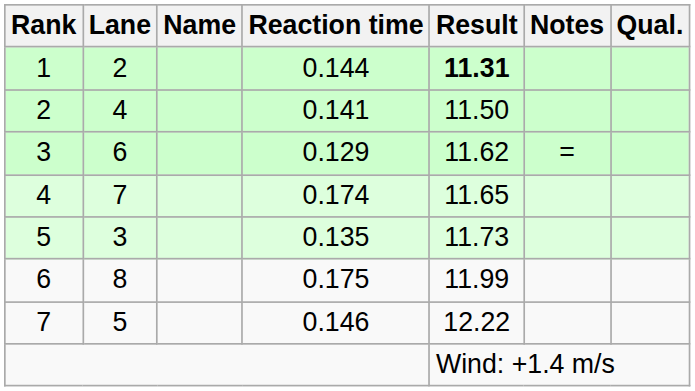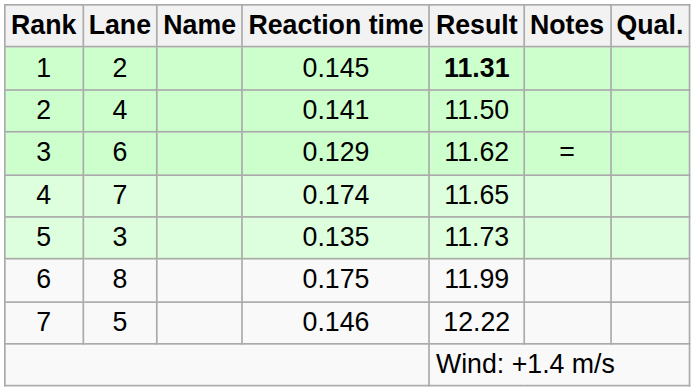(336, 68) 0.144 -> (336, 68) 0.145
